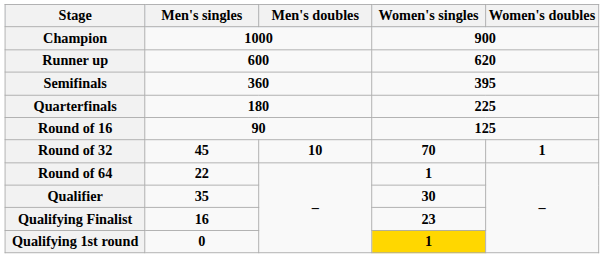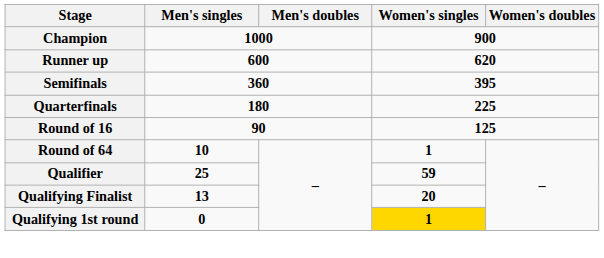- row: (75, 151)
(202, 173) 22 -> (202, 151) 10
(202, 196) 35 -> (202, 173) 25
(429, 196) 30 -> (429, 173) 59
(202, 219) 16 -> (202, 196) 13
(429, 219) 23 -> (429, 196) 20
